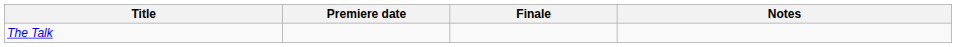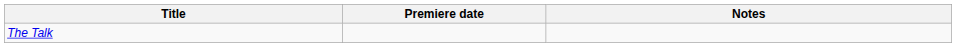- column: (534, 14)
